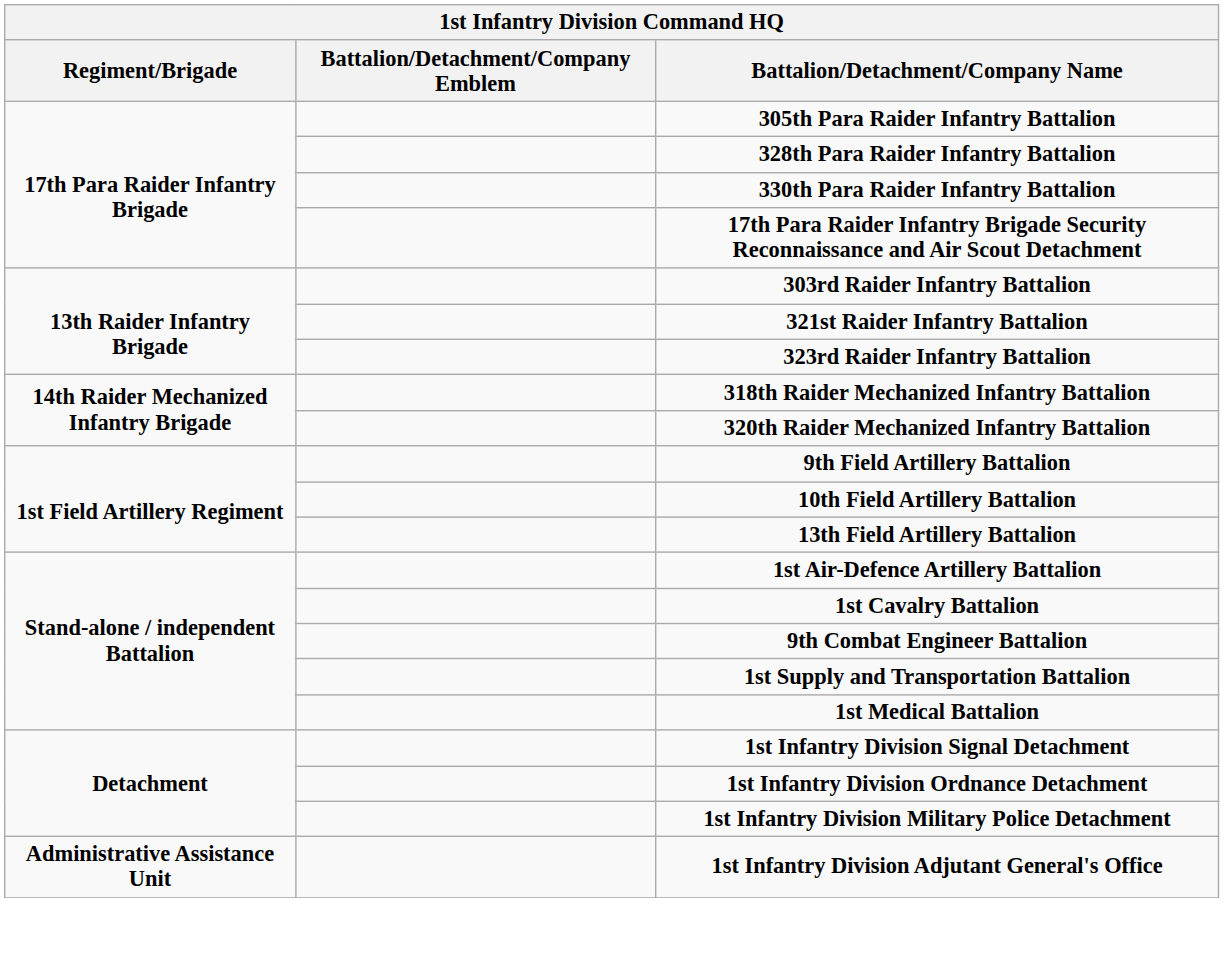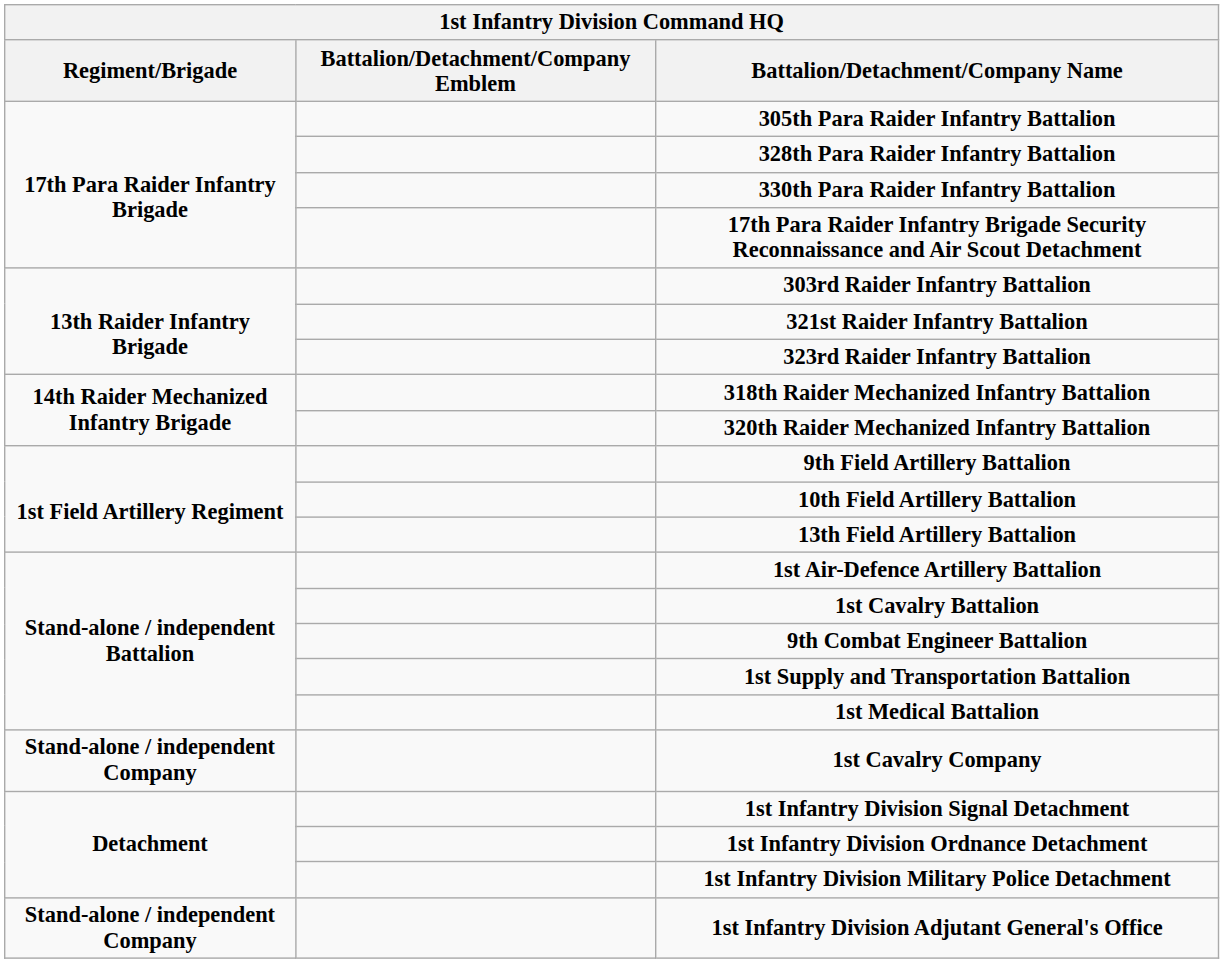+ row: (937, 760)
(150, 866) Administrative Assistance Unit -> (150, 927) Stand-alone / independent Company
